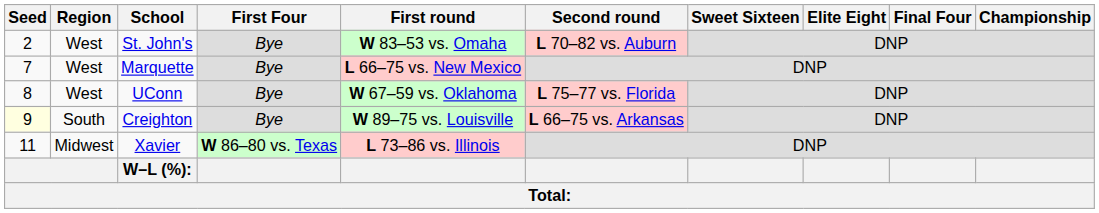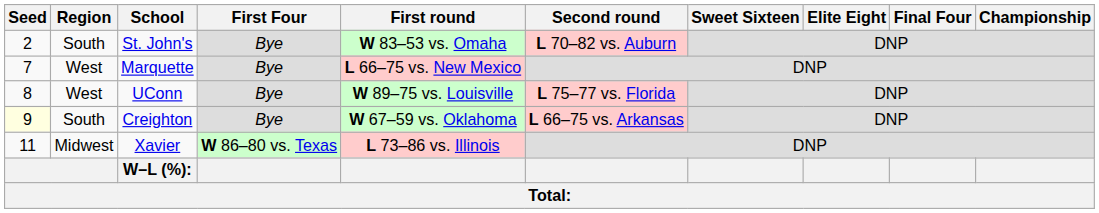(84, 43) West -> (84, 43) South
(433, 94) W 67–59 vs. Oklahoma -> (433, 94) W 89–75 vs. Louisville
(433, 120) W 89–75 vs. Louisville -> (433, 120) W 67–59 vs. Oklahoma
